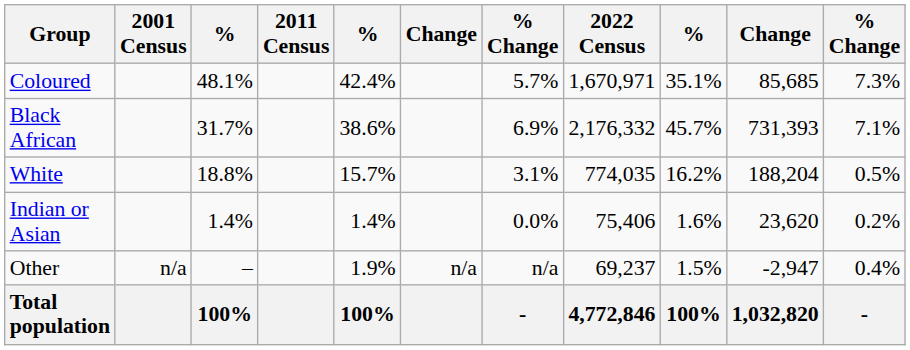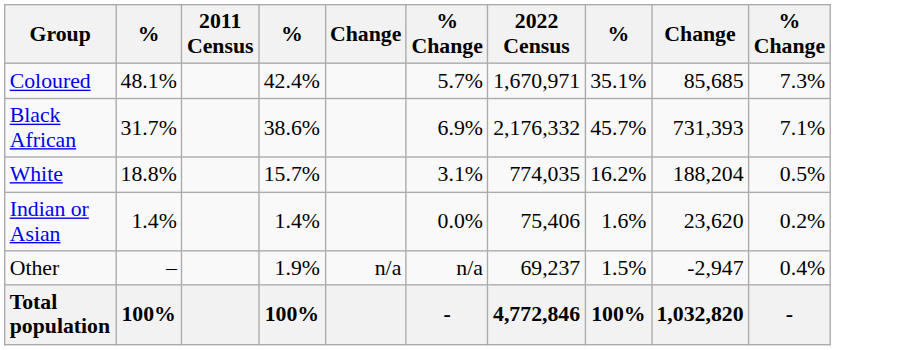- column: (153, 33)
